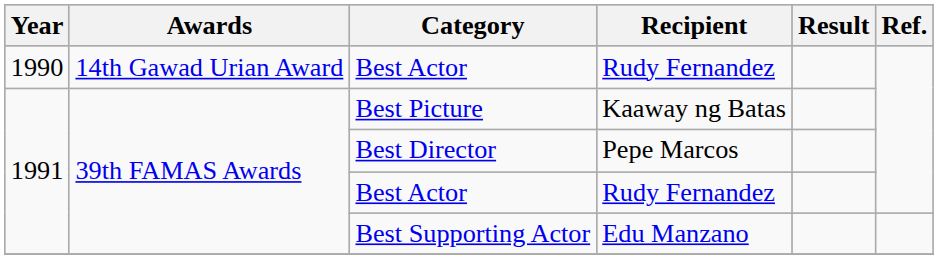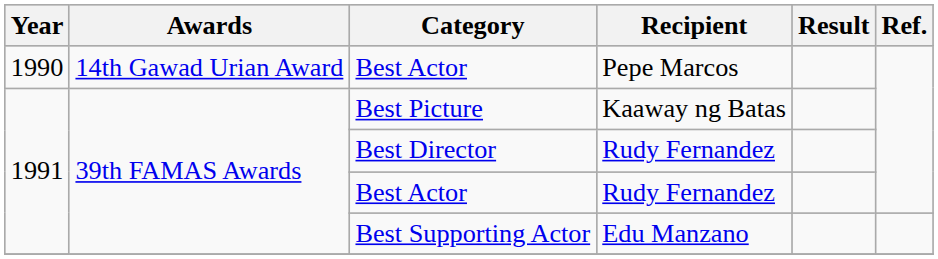(689, 66) Rudy Fernandez -> (670, 66) Pepe Marcos
(670, 150) Pepe Marcos -> (689, 150) Rudy Fernandez
